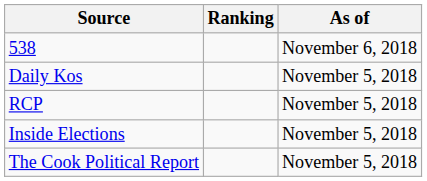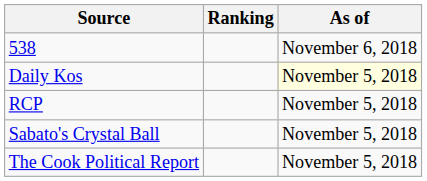(350, 76) no background -> (350, 76) lightyellow background
+ row: (84, 133)
- row: (67, 133)
